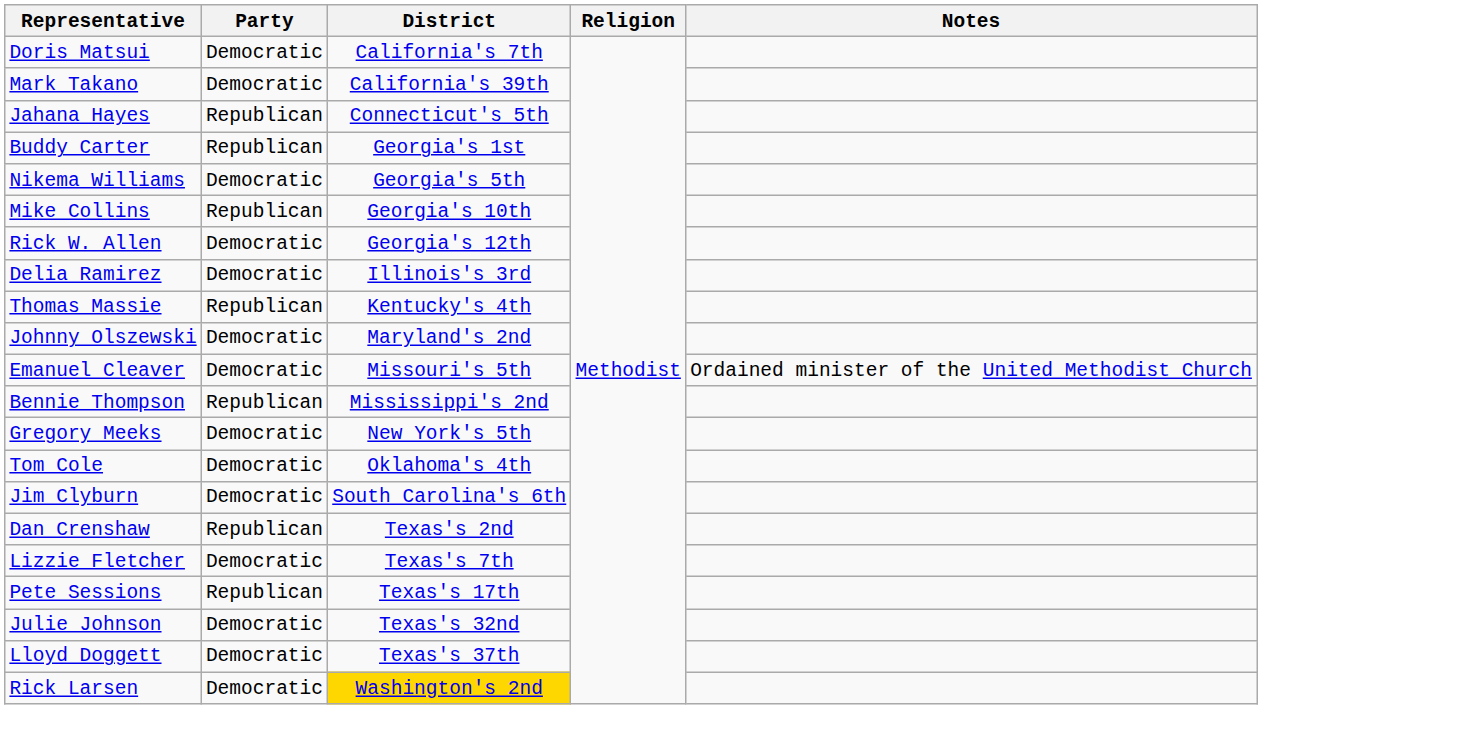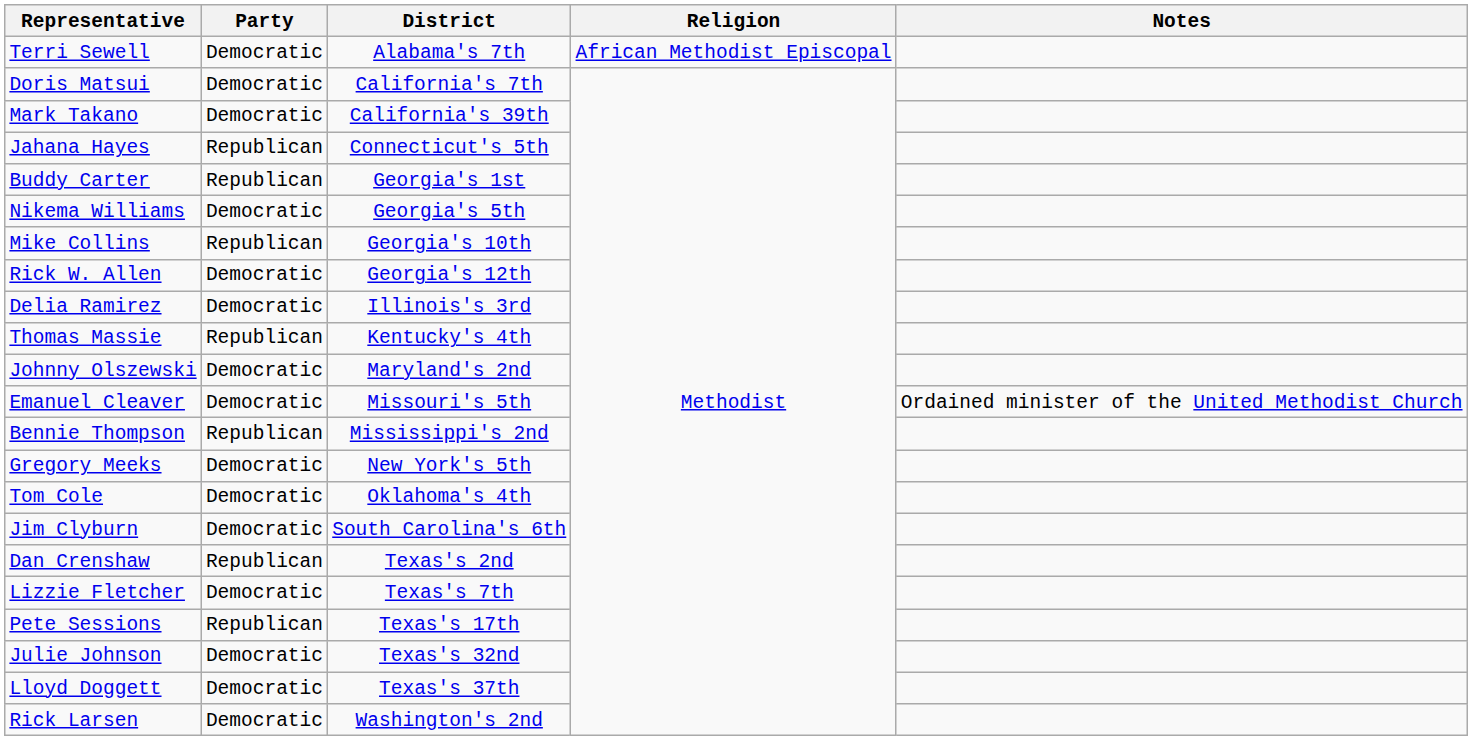+ row: (80, 52)
(449, 688) gold background -> (449, 720) no background
